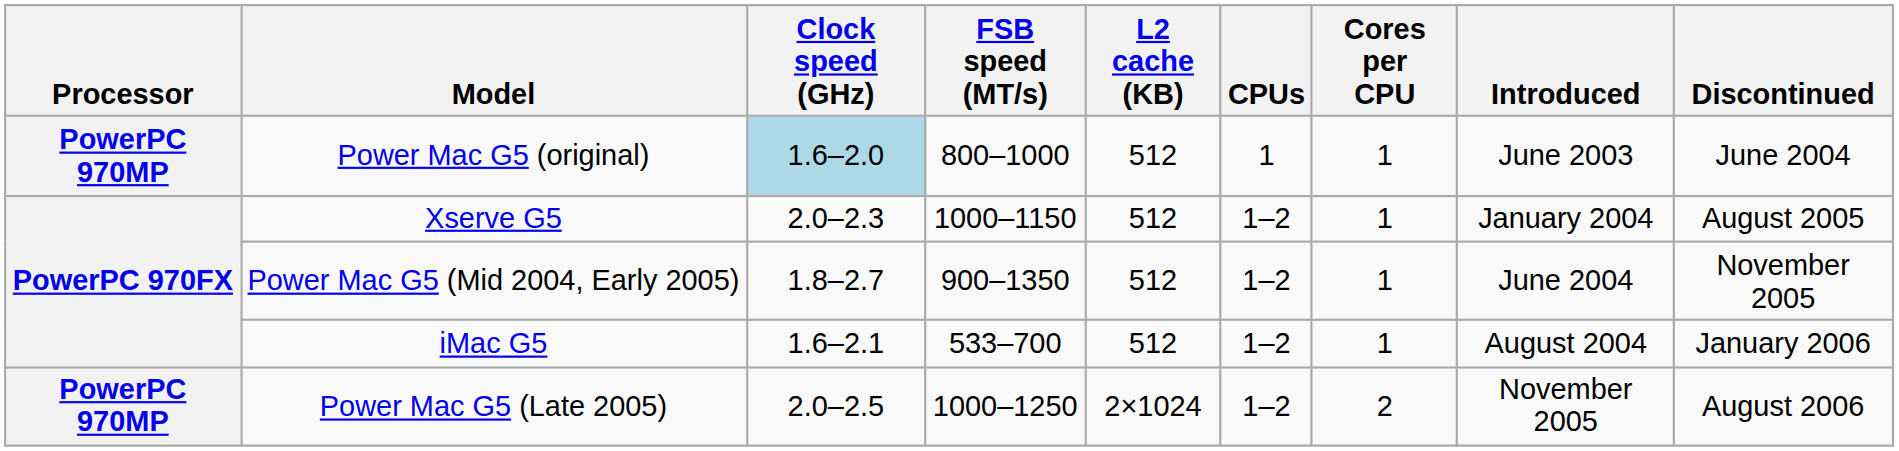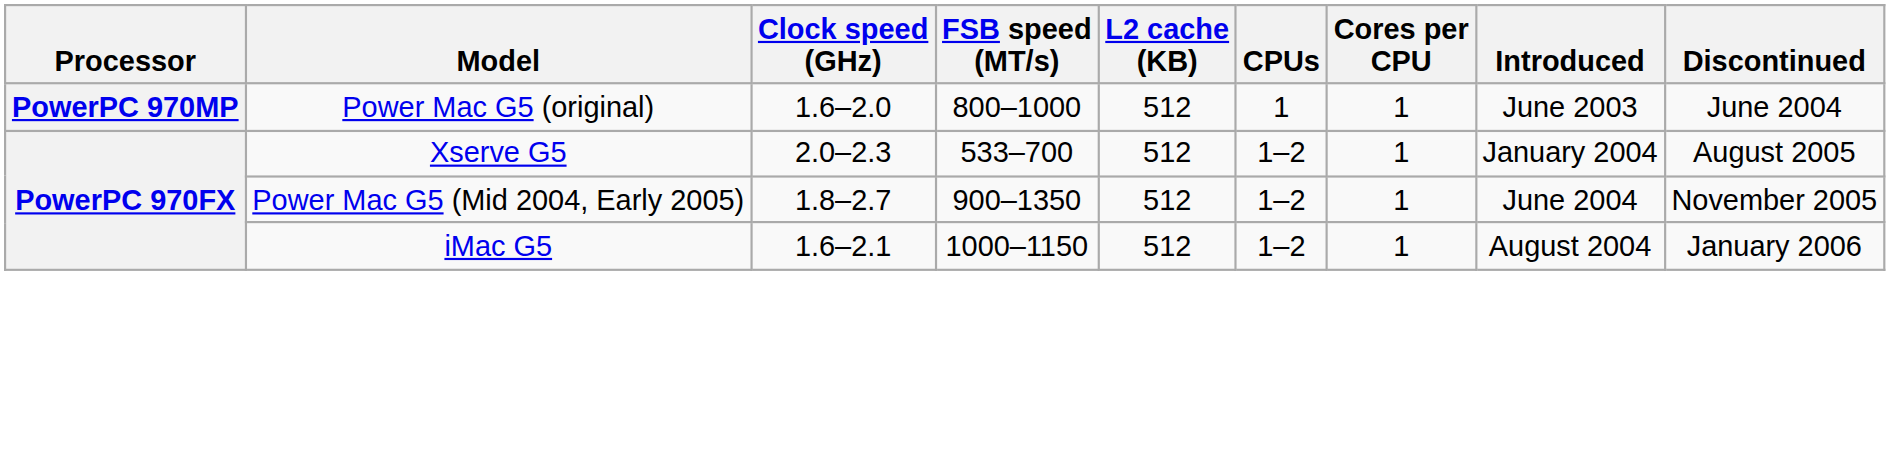(836, 156) lightblue background -> (843, 107) no background
(1005, 219) 1000–1150 -> (1017, 154) 533–700
(1005, 344) 533–700 -> (1017, 246) 1000–1150
- row: (493, 406)
